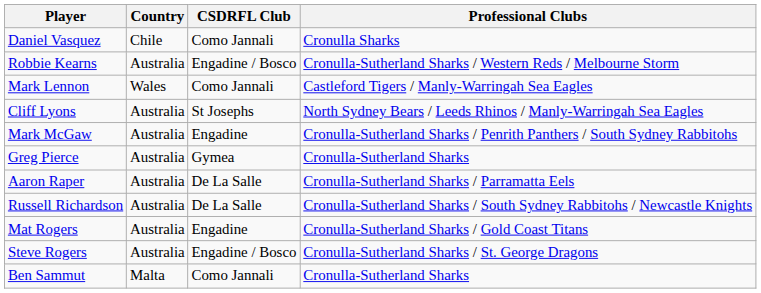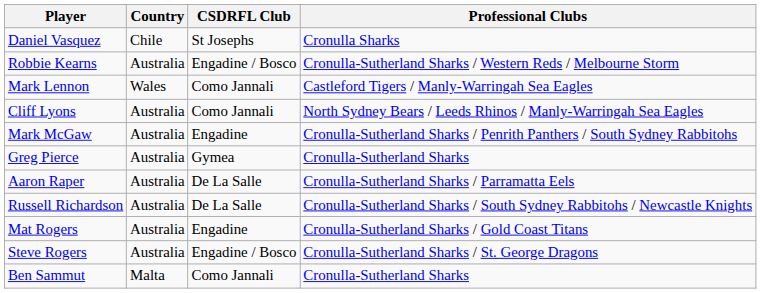(233, 39) Como Jannali -> (223, 39) St Josephs
(223, 110) St Josephs -> (233, 110) Como Jannali
